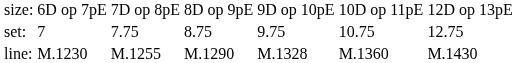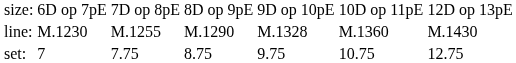rows swapped: (15, 32) <-> (18, 54)
